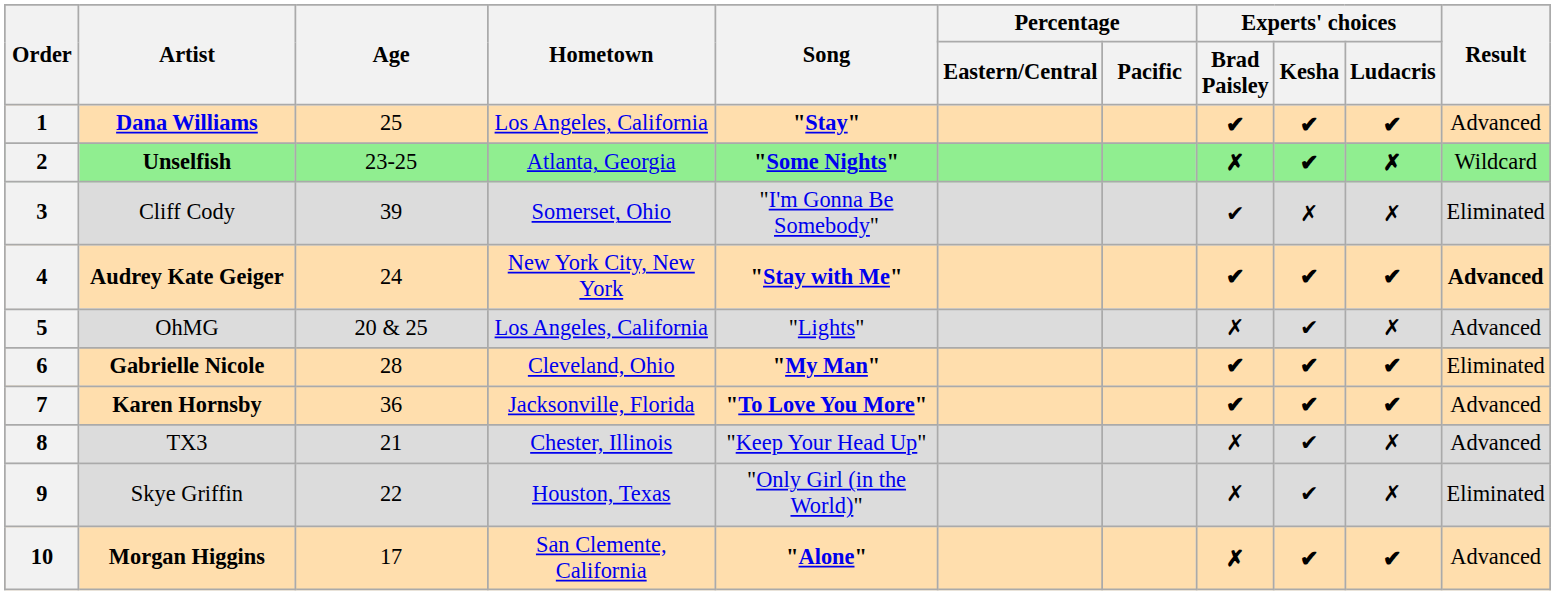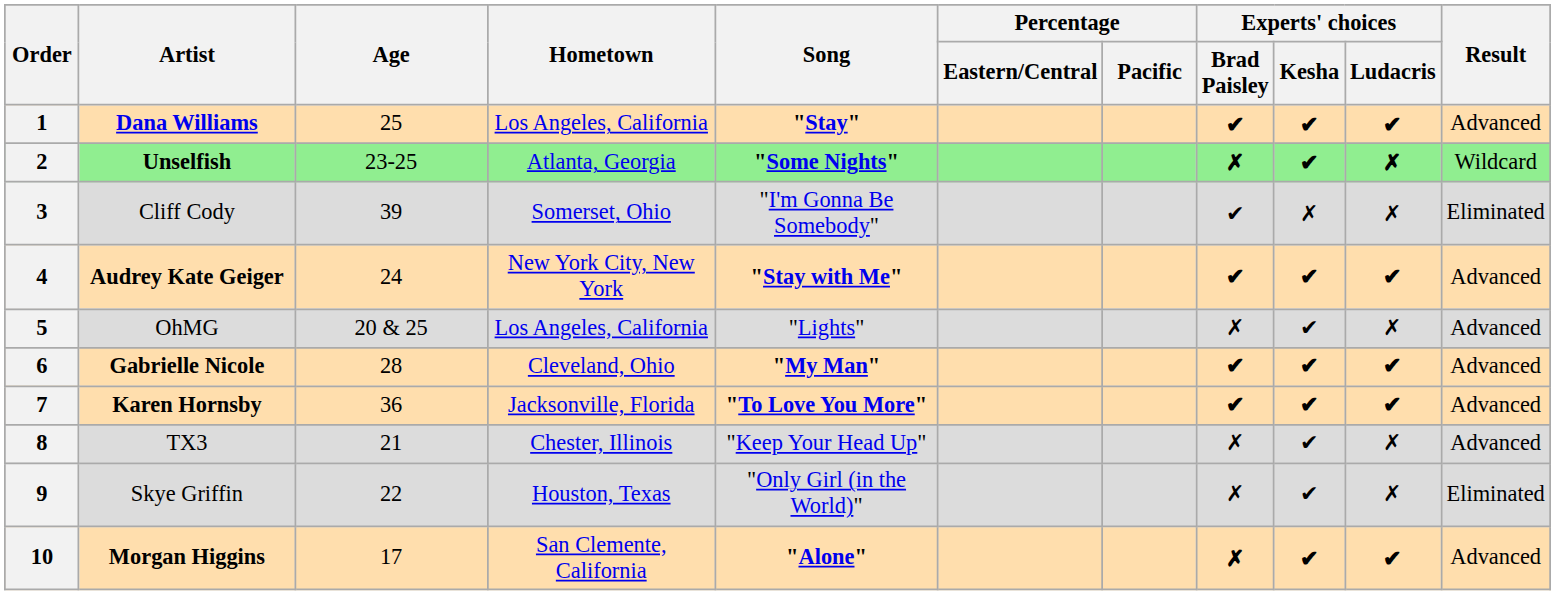(1496, 276) bold -> (1496, 276) normal
(1496, 366) Eliminated -> (1496, 366) Advanced
